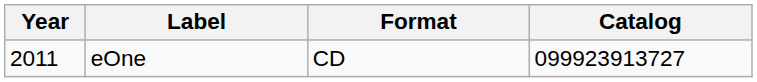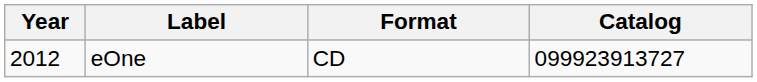(34, 58) 2011 -> (35, 58) 2012
